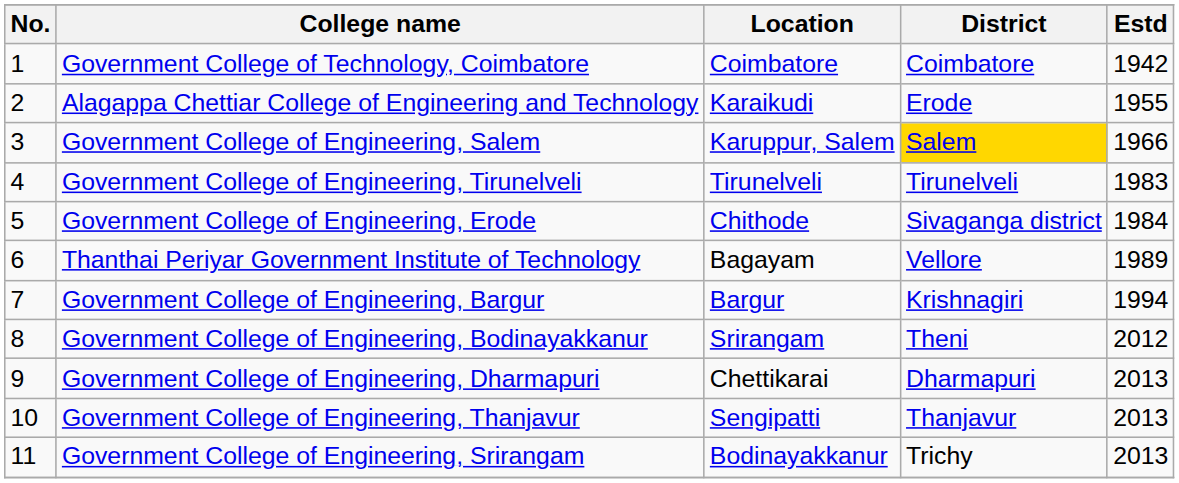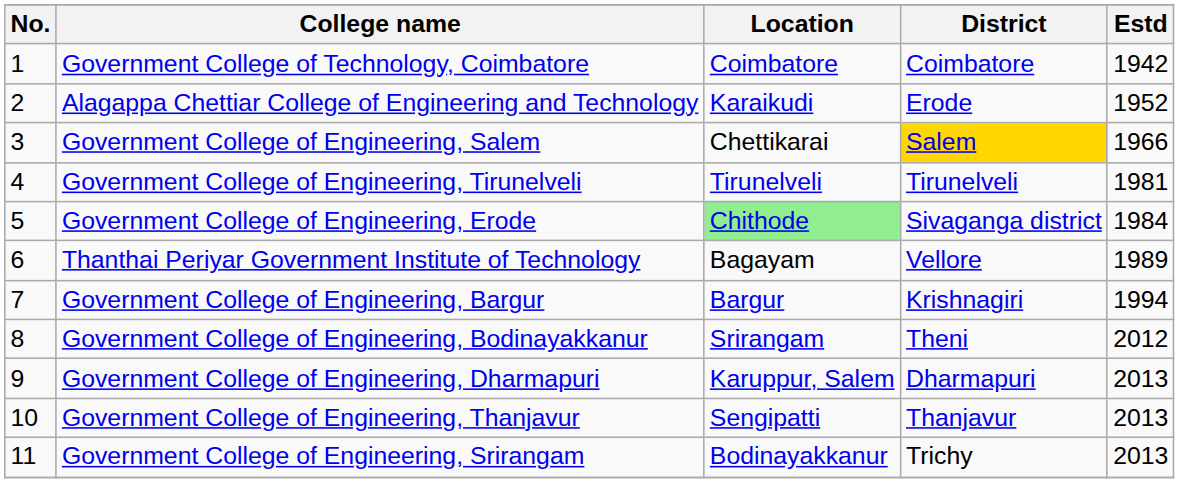(1141, 102) 1955 -> (1141, 102) 1952
(802, 142) Karuppur, Salem -> (769, 142) Chettikarai
(1141, 181) 1983 -> (1141, 181) 1981
(759, 220) no background -> (759, 220) lightgreen background
(769, 378) Chettikarai -> (802, 378) Karuppur, Salem
